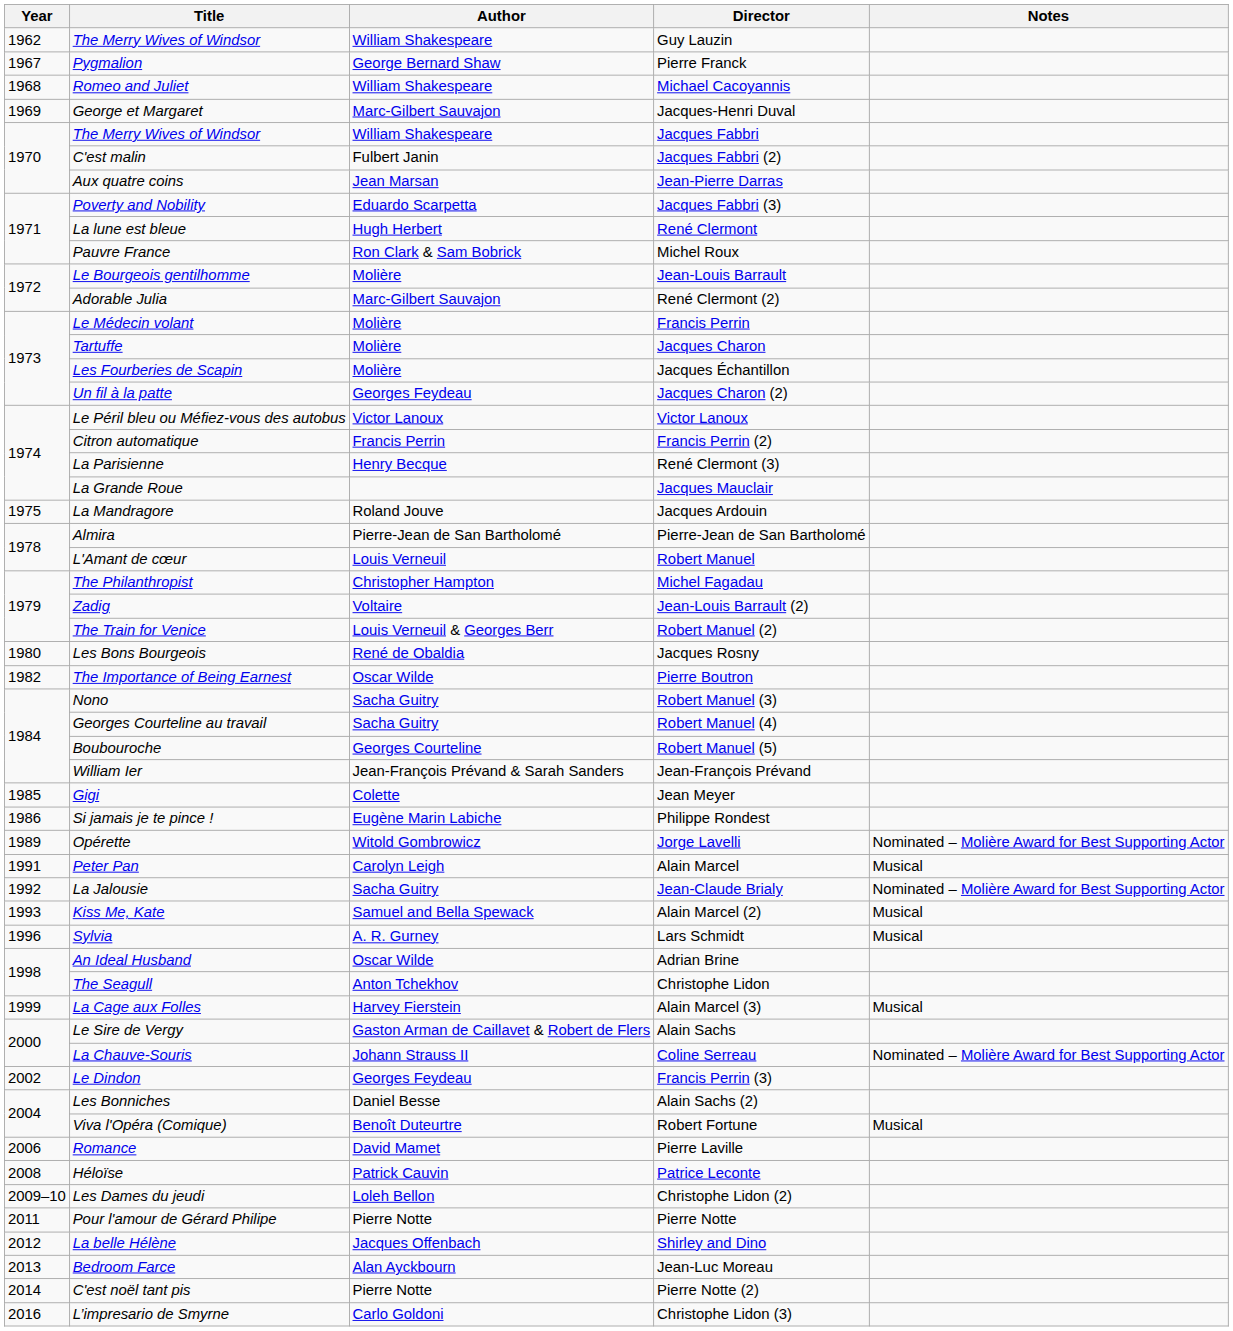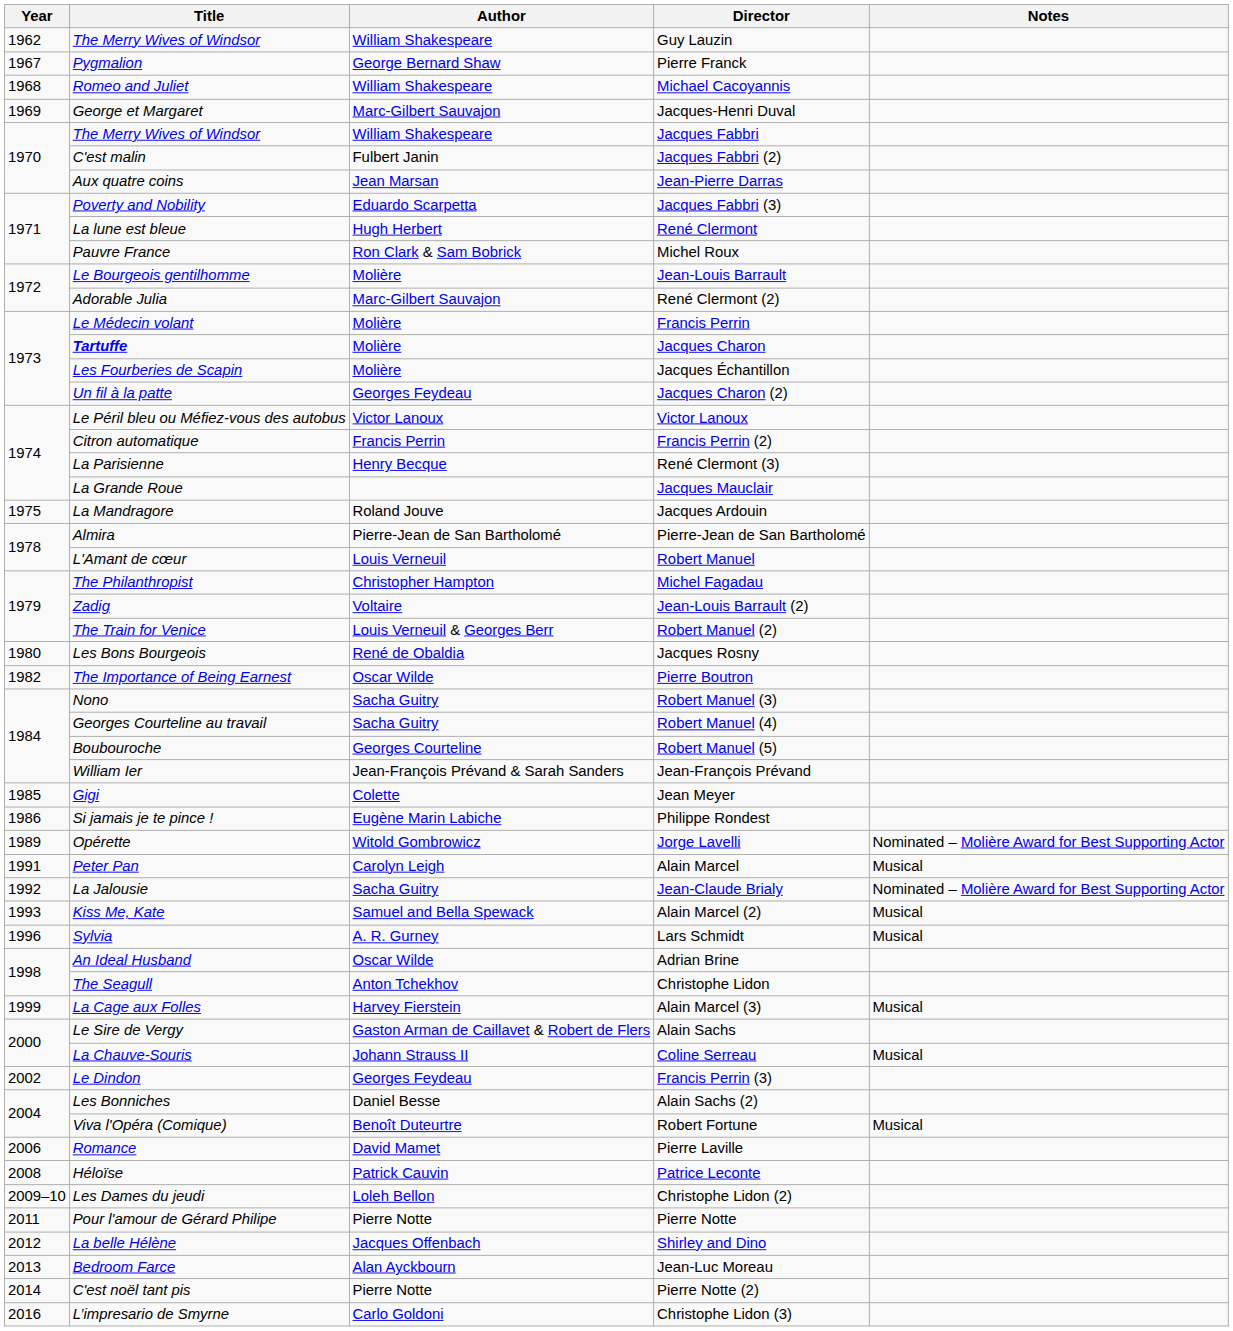(98, 346) normal -> (100, 346) bold
(1048, 1054) Nominated – Molière Award for Best Supporting Actor -> (898, 1054) Musical
